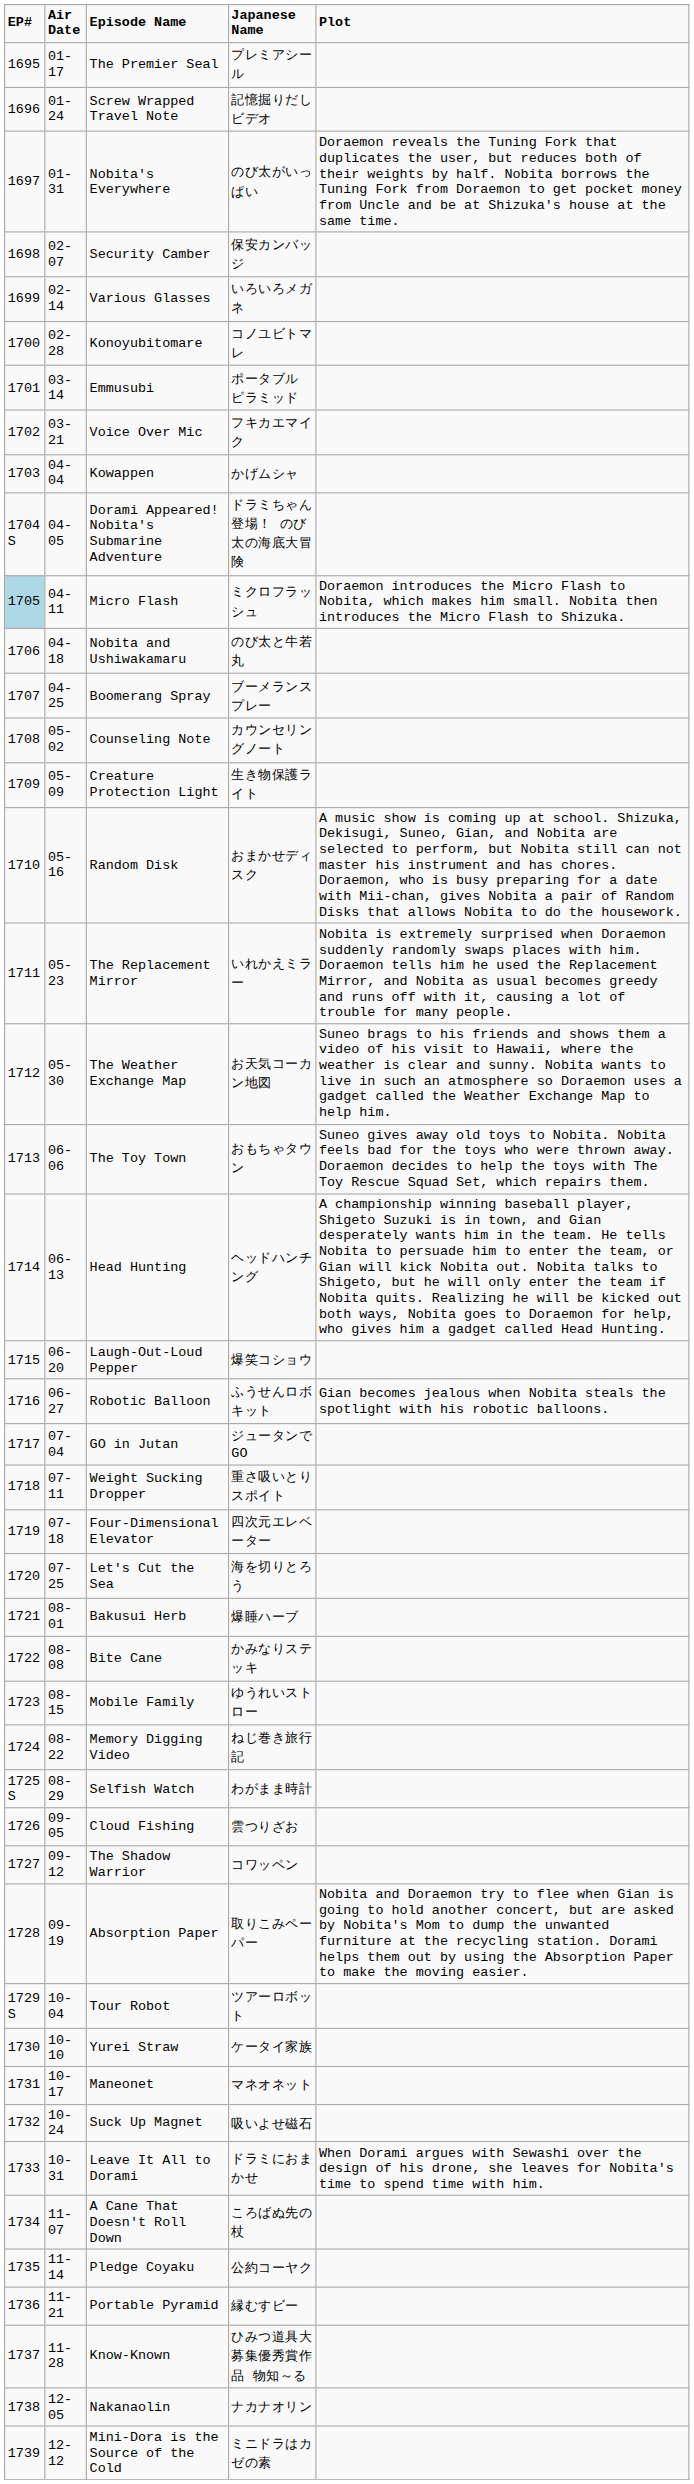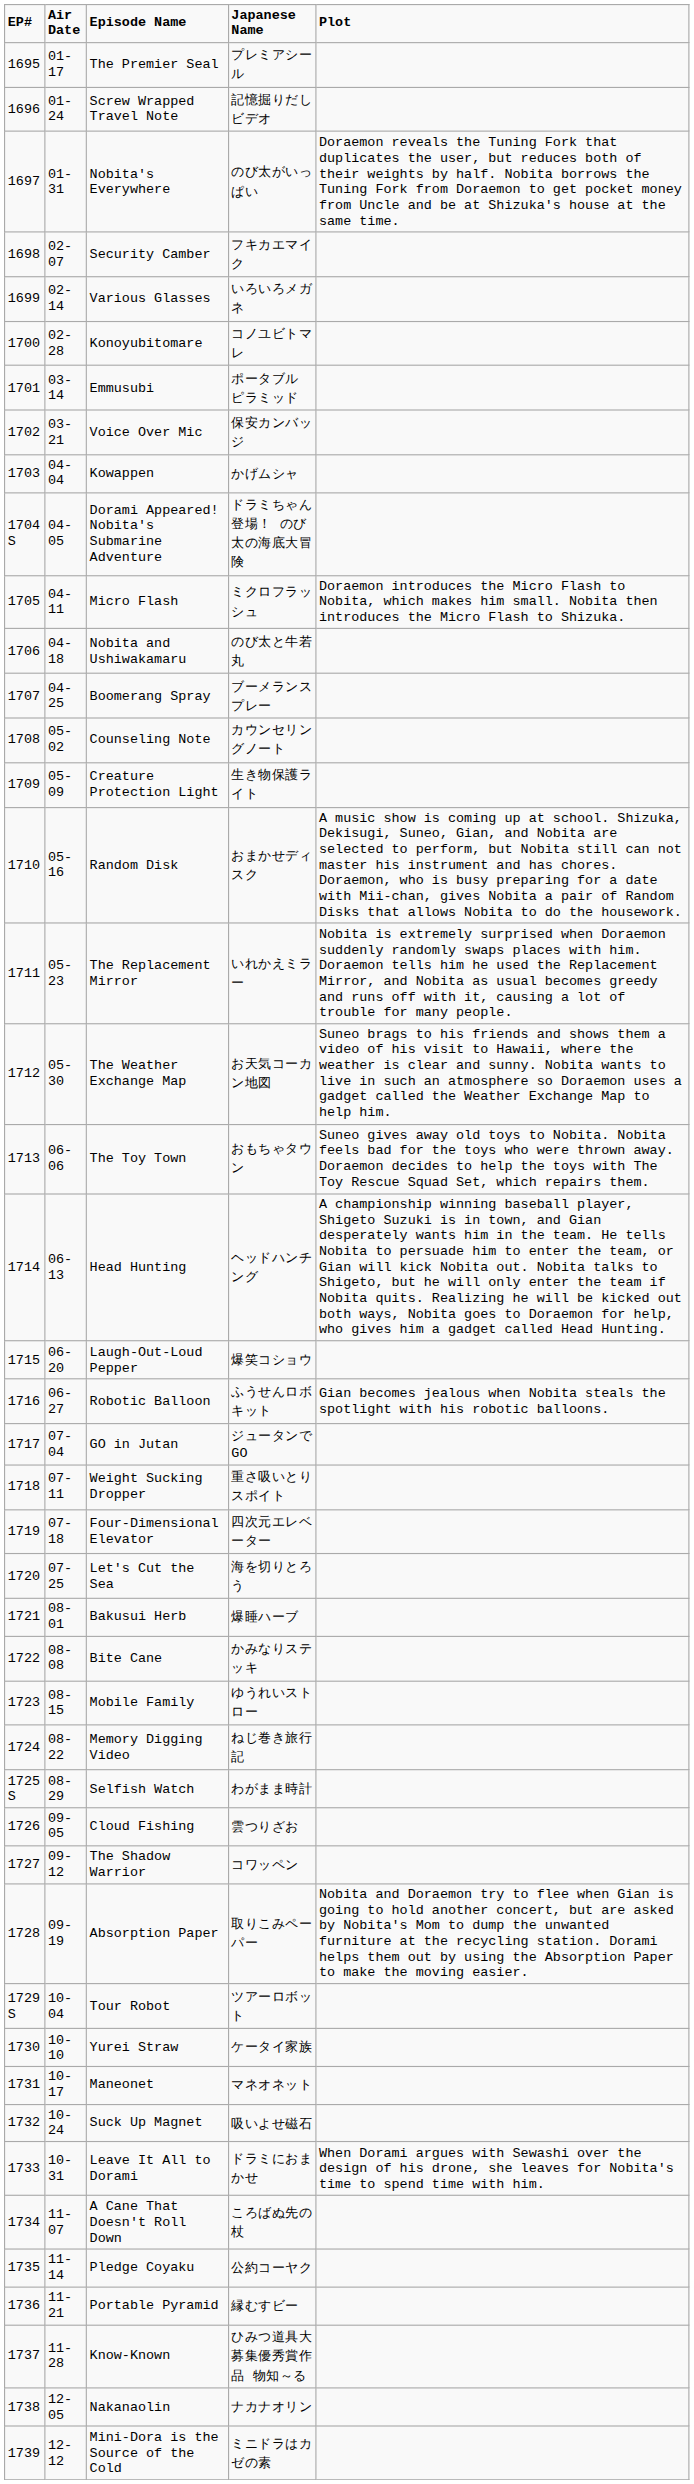(272, 255) 保安カンバッジ -> (272, 255) フキカエマイク
(272, 433) フキカエマイク -> (272, 433) 保安カンバッジ
(24, 602) lightblue background -> (24, 602) no background
